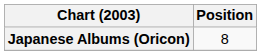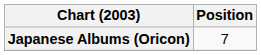(225, 38) 8 -> (225, 38) 7
